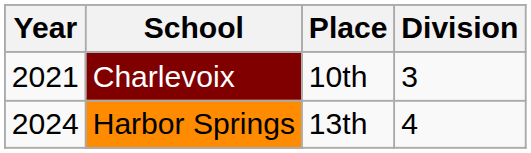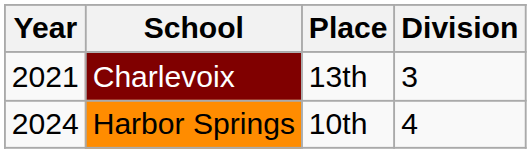(338, 76) 10th -> (338, 76) 13th
(338, 123) 13th -> (338, 123) 10th
